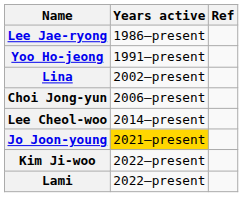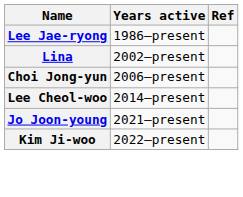- row: (57, 56)
(159, 139) gold background -> (159, 119) no background
- row: (57, 181)
